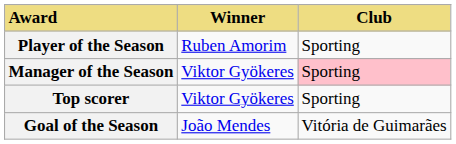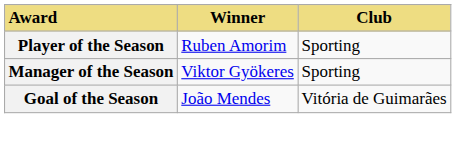(331, 71) pink background -> (331, 71) no background
- row: (91, 98)
